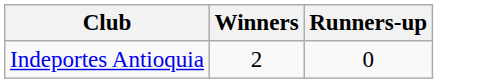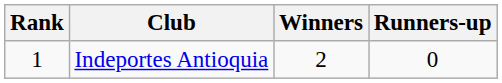+ column: (37, 22)
